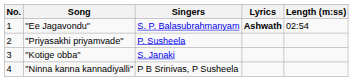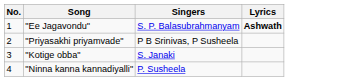- column: (316, 12)
(161, 41) P. Susheela -> (188, 41) P B Srinivas, P Susheela
(188, 69) P B Srinivas, P Susheela -> (161, 69) P. Susheela
